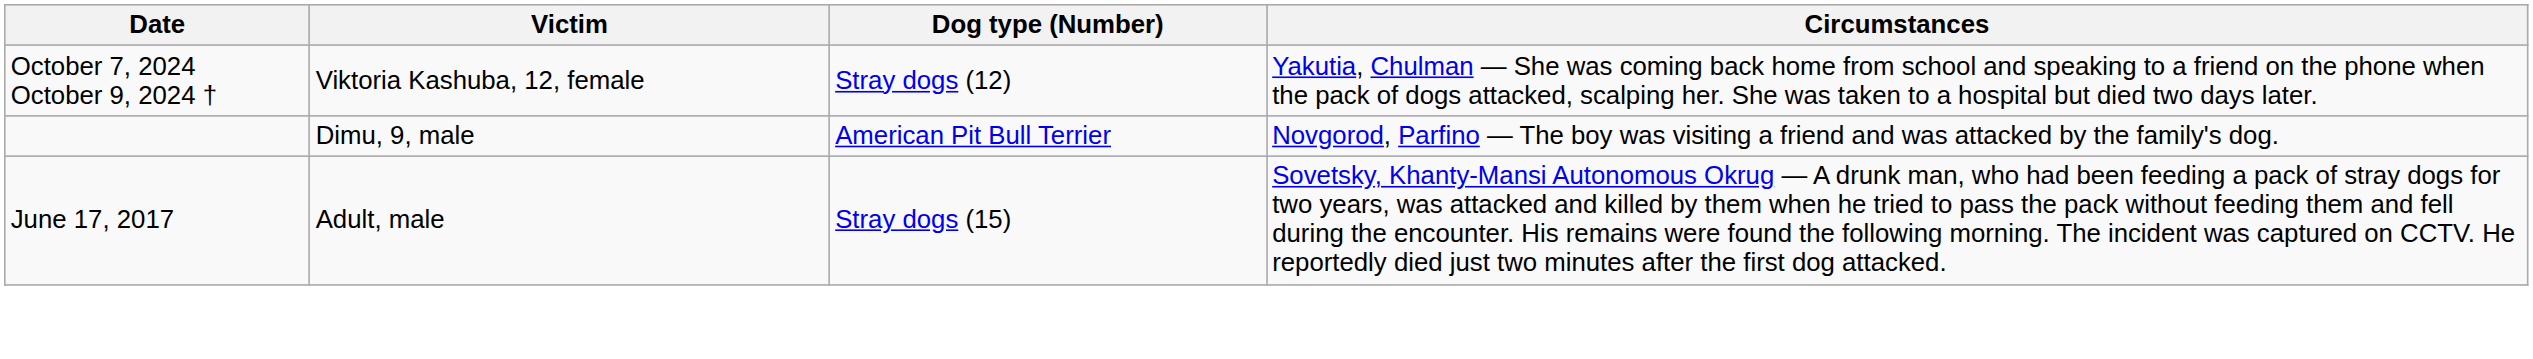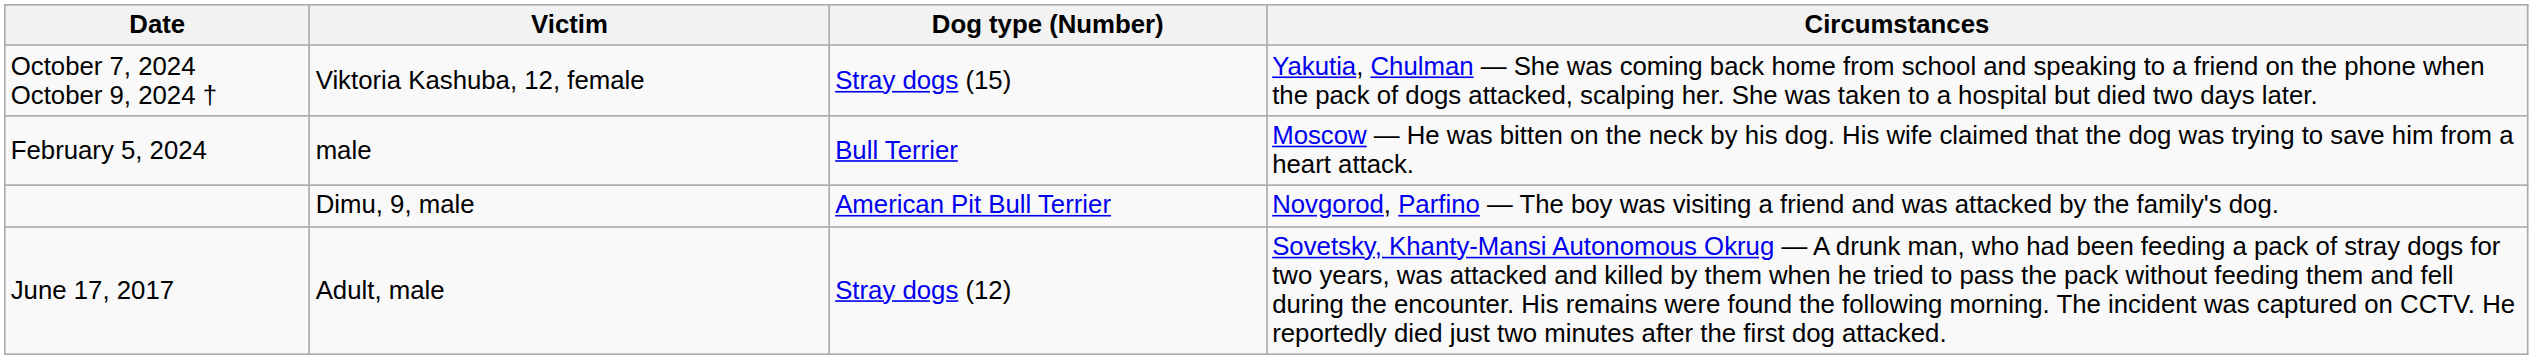(923, 80) Stray dogs (12) -> (923, 80) Stray dogs (15)
+ row: (109, 150)
(923, 219) Stray dogs (15) -> (923, 289) Stray dogs (12)
